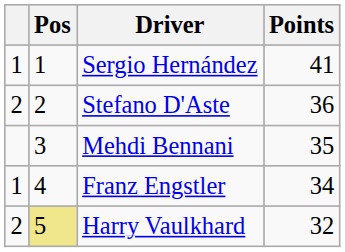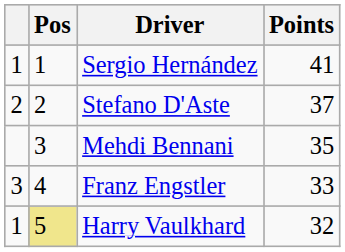(322, 105) 36 -> (322, 105) 37
(17, 186) 1 -> (17, 186) 3
(322, 186) 34 -> (322, 186) 33
(17, 226) 2 -> (17, 226) 1
